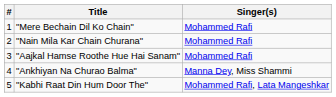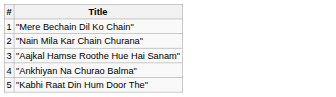- column: (257, 12)
